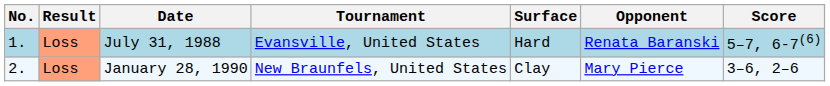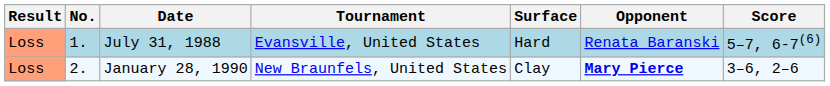columns swapped: (69, 16) <-> (22, 16)
(634, 69) normal -> (634, 69) bold
